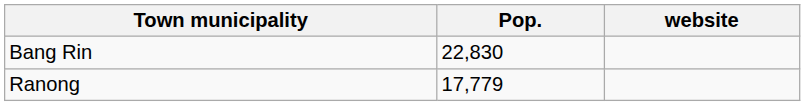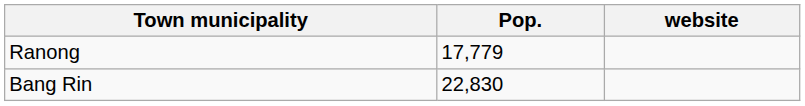rows swapped: (51, 52) <-> (45, 84)
